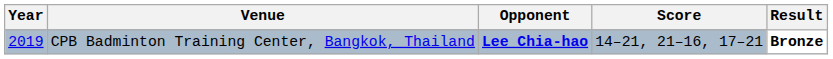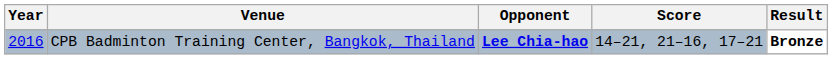(26, 41) 2019 -> (26, 41) 2016
